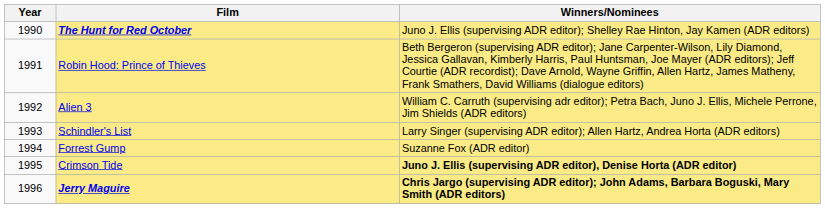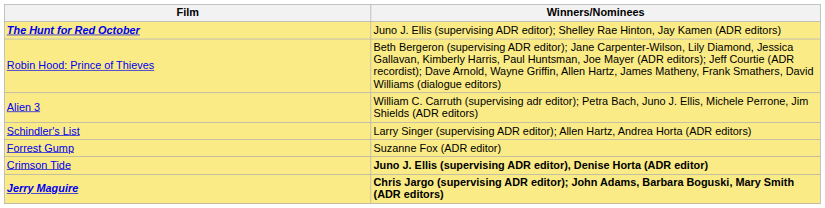- column: (30, 13)
